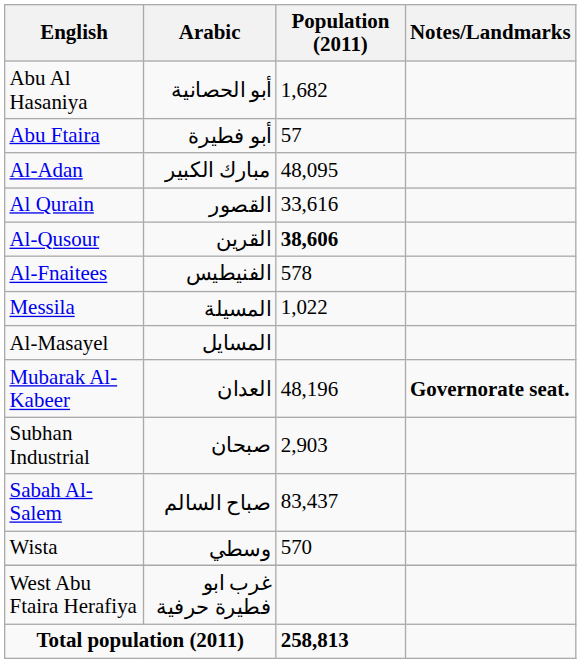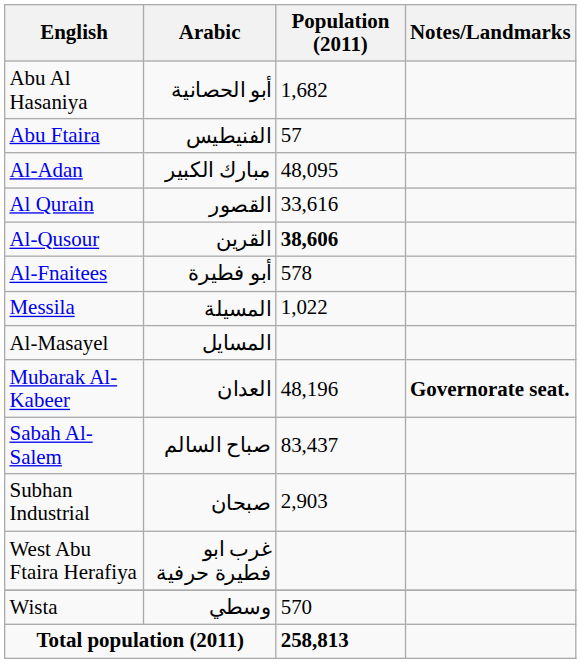(230, 136) أبو فطيرة -> (228, 136) الفنيطيس
(228, 274) الفنيطيس -> (230, 274) أبو فطيرة
rows swapped: (51, 502) <-> (50, 445)
rows swapped: (34, 547) <-> (73, 594)
